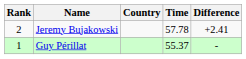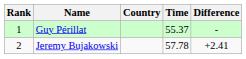rows swapped: (61, 45) <-> (77, 29)
